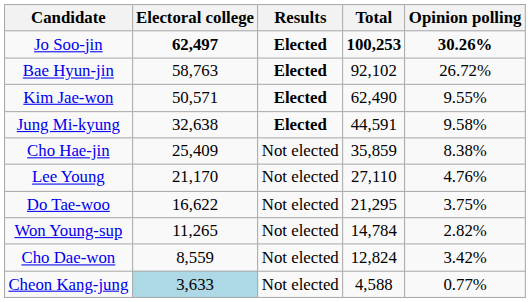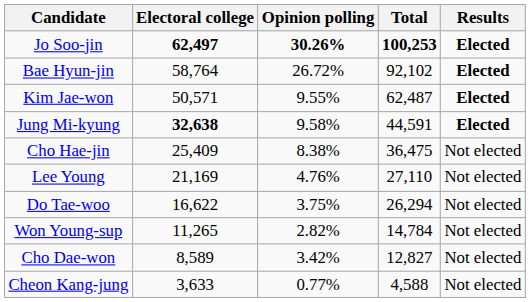columns swapped: (465, 17) <-> (300, 17)
(195, 71) 58,763 -> (195, 71) 58,764
(374, 97) 62,490 -> (409, 97) 62,487
(195, 124) normal -> (195, 124) bold
(374, 151) 35,859 -> (409, 151) 36,475
(195, 177) 21,170 -> (195, 177) 21,169
(374, 204) 21,295 -> (409, 204) 26,294
(195, 257) 8,559 -> (195, 257) 8,589
(374, 257) 12,824 -> (409, 257) 12,827
(195, 284) lightblue background -> (195, 284) no background
